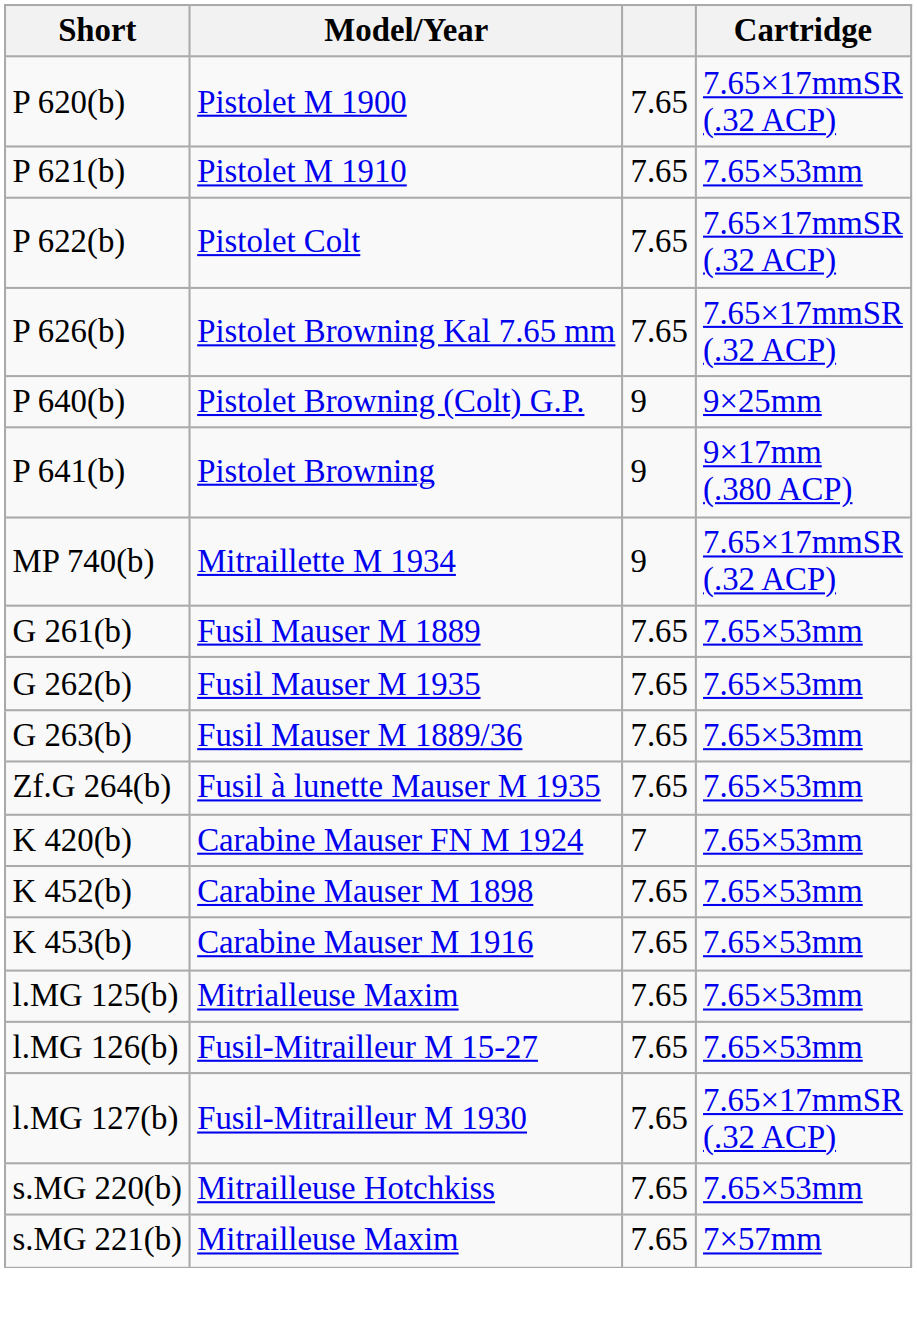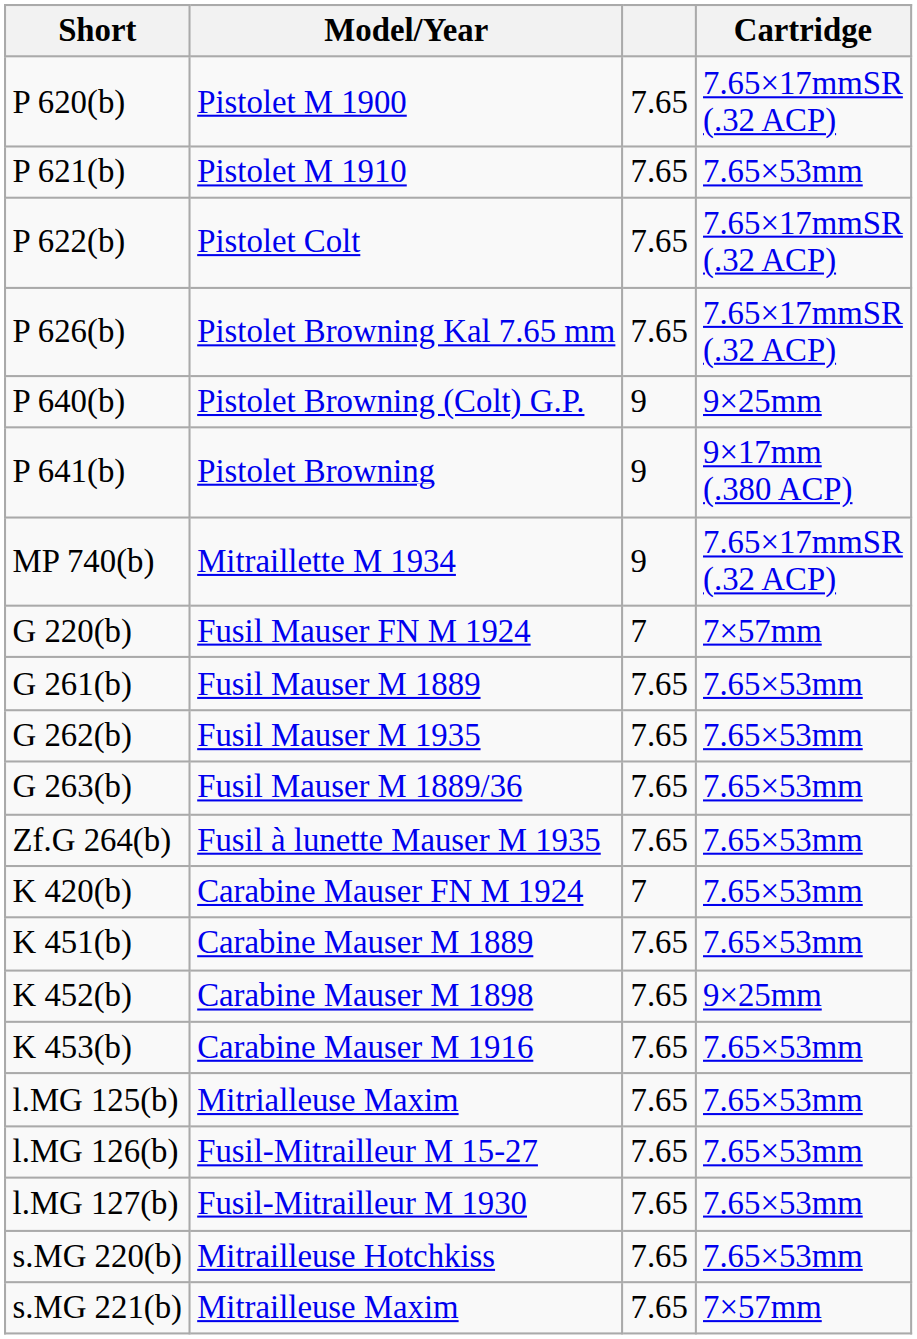+ row: (72, 631)
+ row: (72, 943)
(783, 891) 7.65×53mm -> (762, 995) 9×25mm
(803, 1117) 7.65×17mmSR (.32 ACP) -> (783, 1203) 7.65×53mm
